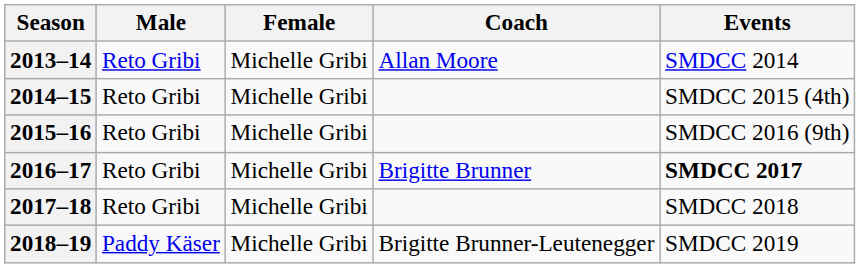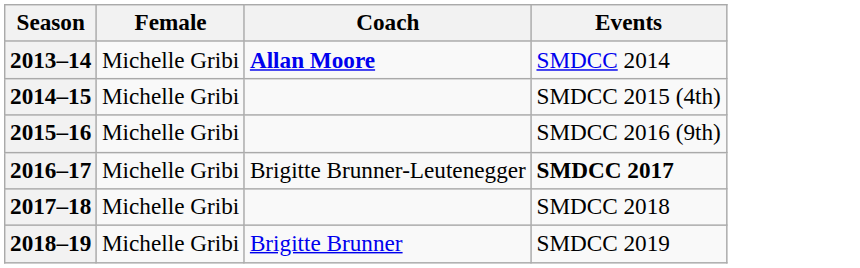- column: (161, 22)
(438, 59) normal -> (312, 59) bold
(455, 170) Brigitte Brunner -> (388, 170) Brigitte Brunner-Leutenegger
(516, 243) Brigitte Brunner-Leutenegger -> (326, 243) Brigitte Brunner
